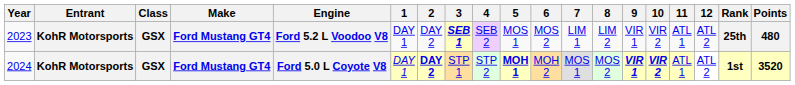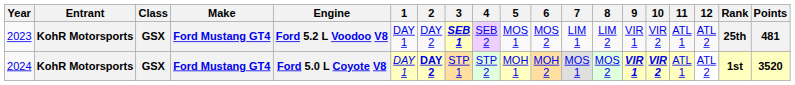(770, 36) 480 -> (770, 36) 481
(516, 66) bold -> (516, 66) normal
